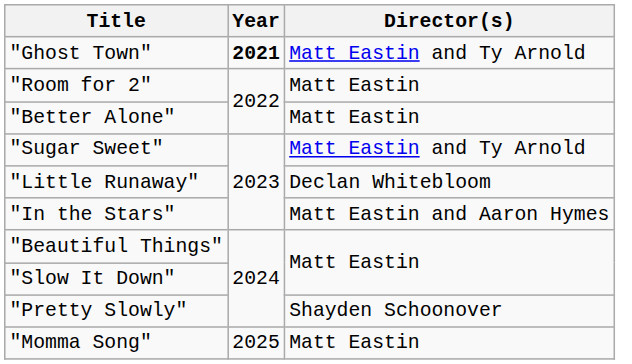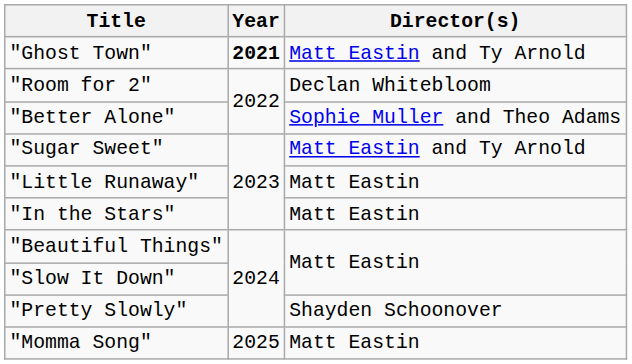(354, 85) Matt Eastin -> (390, 85) Declan Whitebloom
(354, 117) Matt Eastin -> (455, 117) Sophie Muller and Theo Adams
(390, 182) Declan Whitebloom -> (354, 182) Matt Eastin
(449, 214) Matt Eastin and Aaron Hymes -> (354, 214) Matt Eastin
